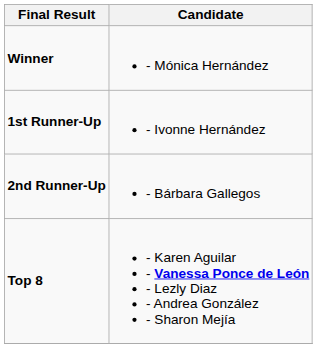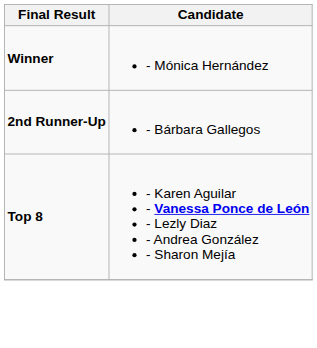- row: (54, 122)
